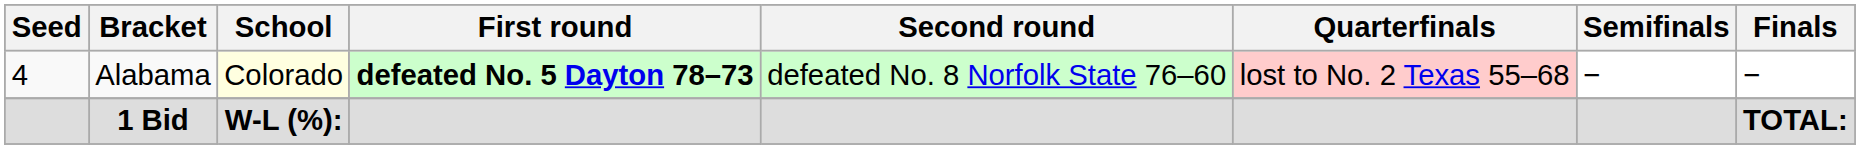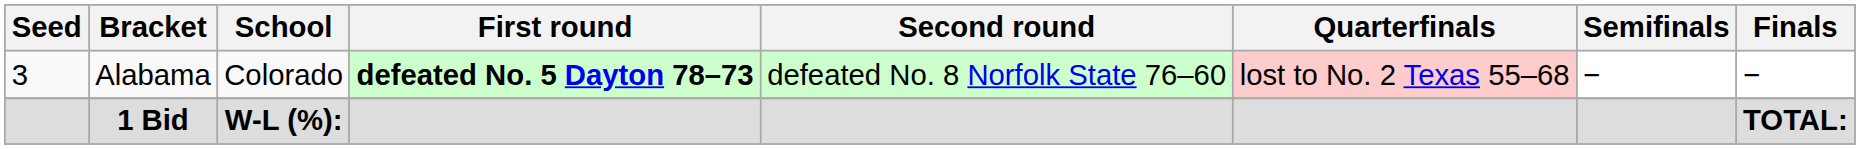(20, 74) 4 -> (20, 74) 3
(284, 74) lightyellow background -> (284, 74) no background
